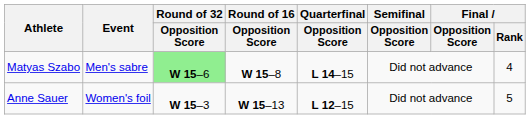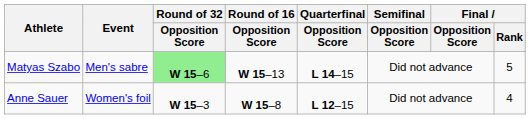(261, 74) W 15–8 -> (261, 74) W 15–13
(510, 68) 4 -> (510, 68) 5
(261, 105) W 15–13 -> (261, 105) W 15–8
(510, 99) 5 -> (510, 99) 4
